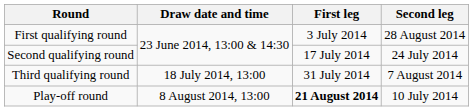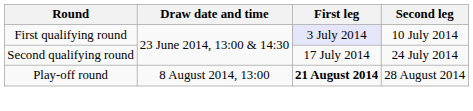(337, 34) no background -> (337, 34) lavender background
(425, 34) 28 August 2014 -> (425, 34) 10 July 2014
- row: (71, 75)
(425, 95) 10 July 2014 -> (425, 75) 28 August 2014
